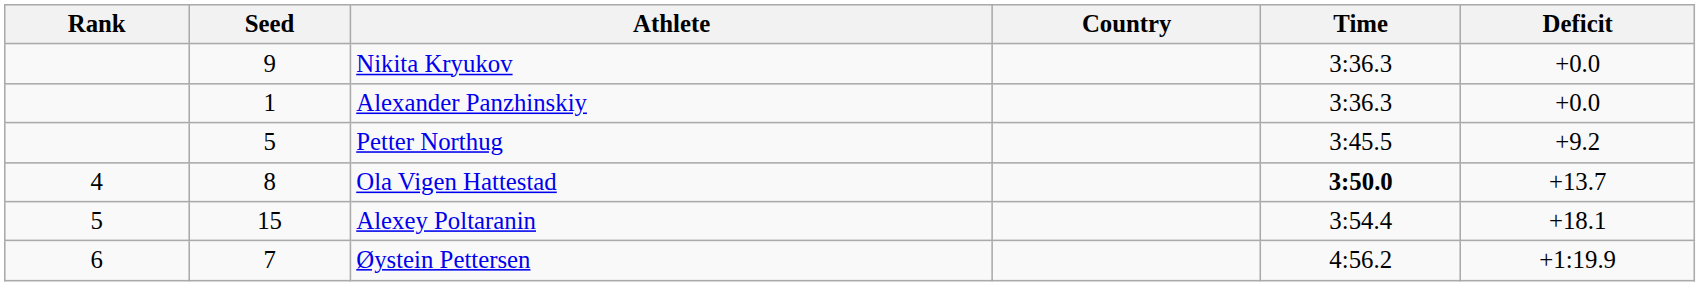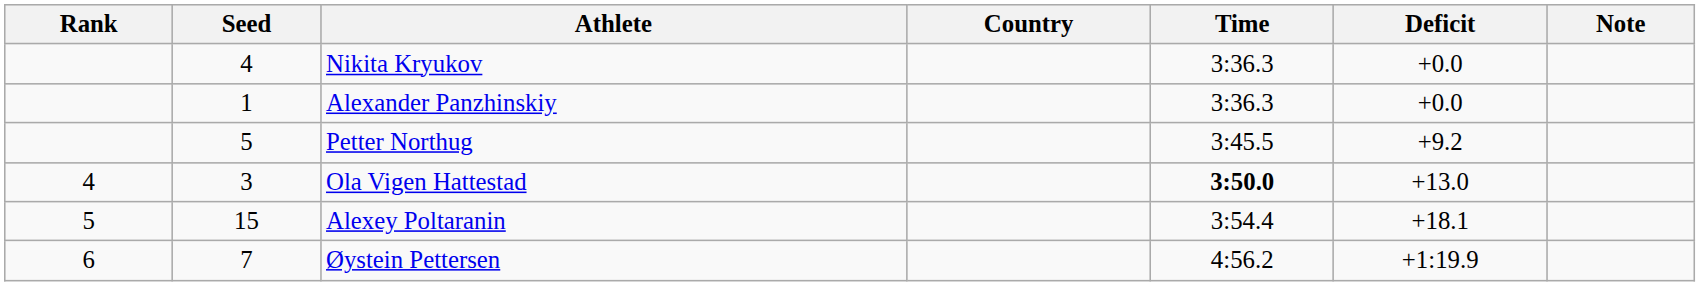+ column: (1621, 24)
(270, 63) 9 -> (246, 63) 4
(270, 181) 8 -> (246, 181) 3
(1578, 181) +13.7 -> (1440, 181) +13.0
